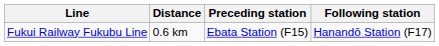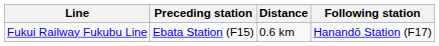columns swapped: (257, 13) <-> (177, 13)
